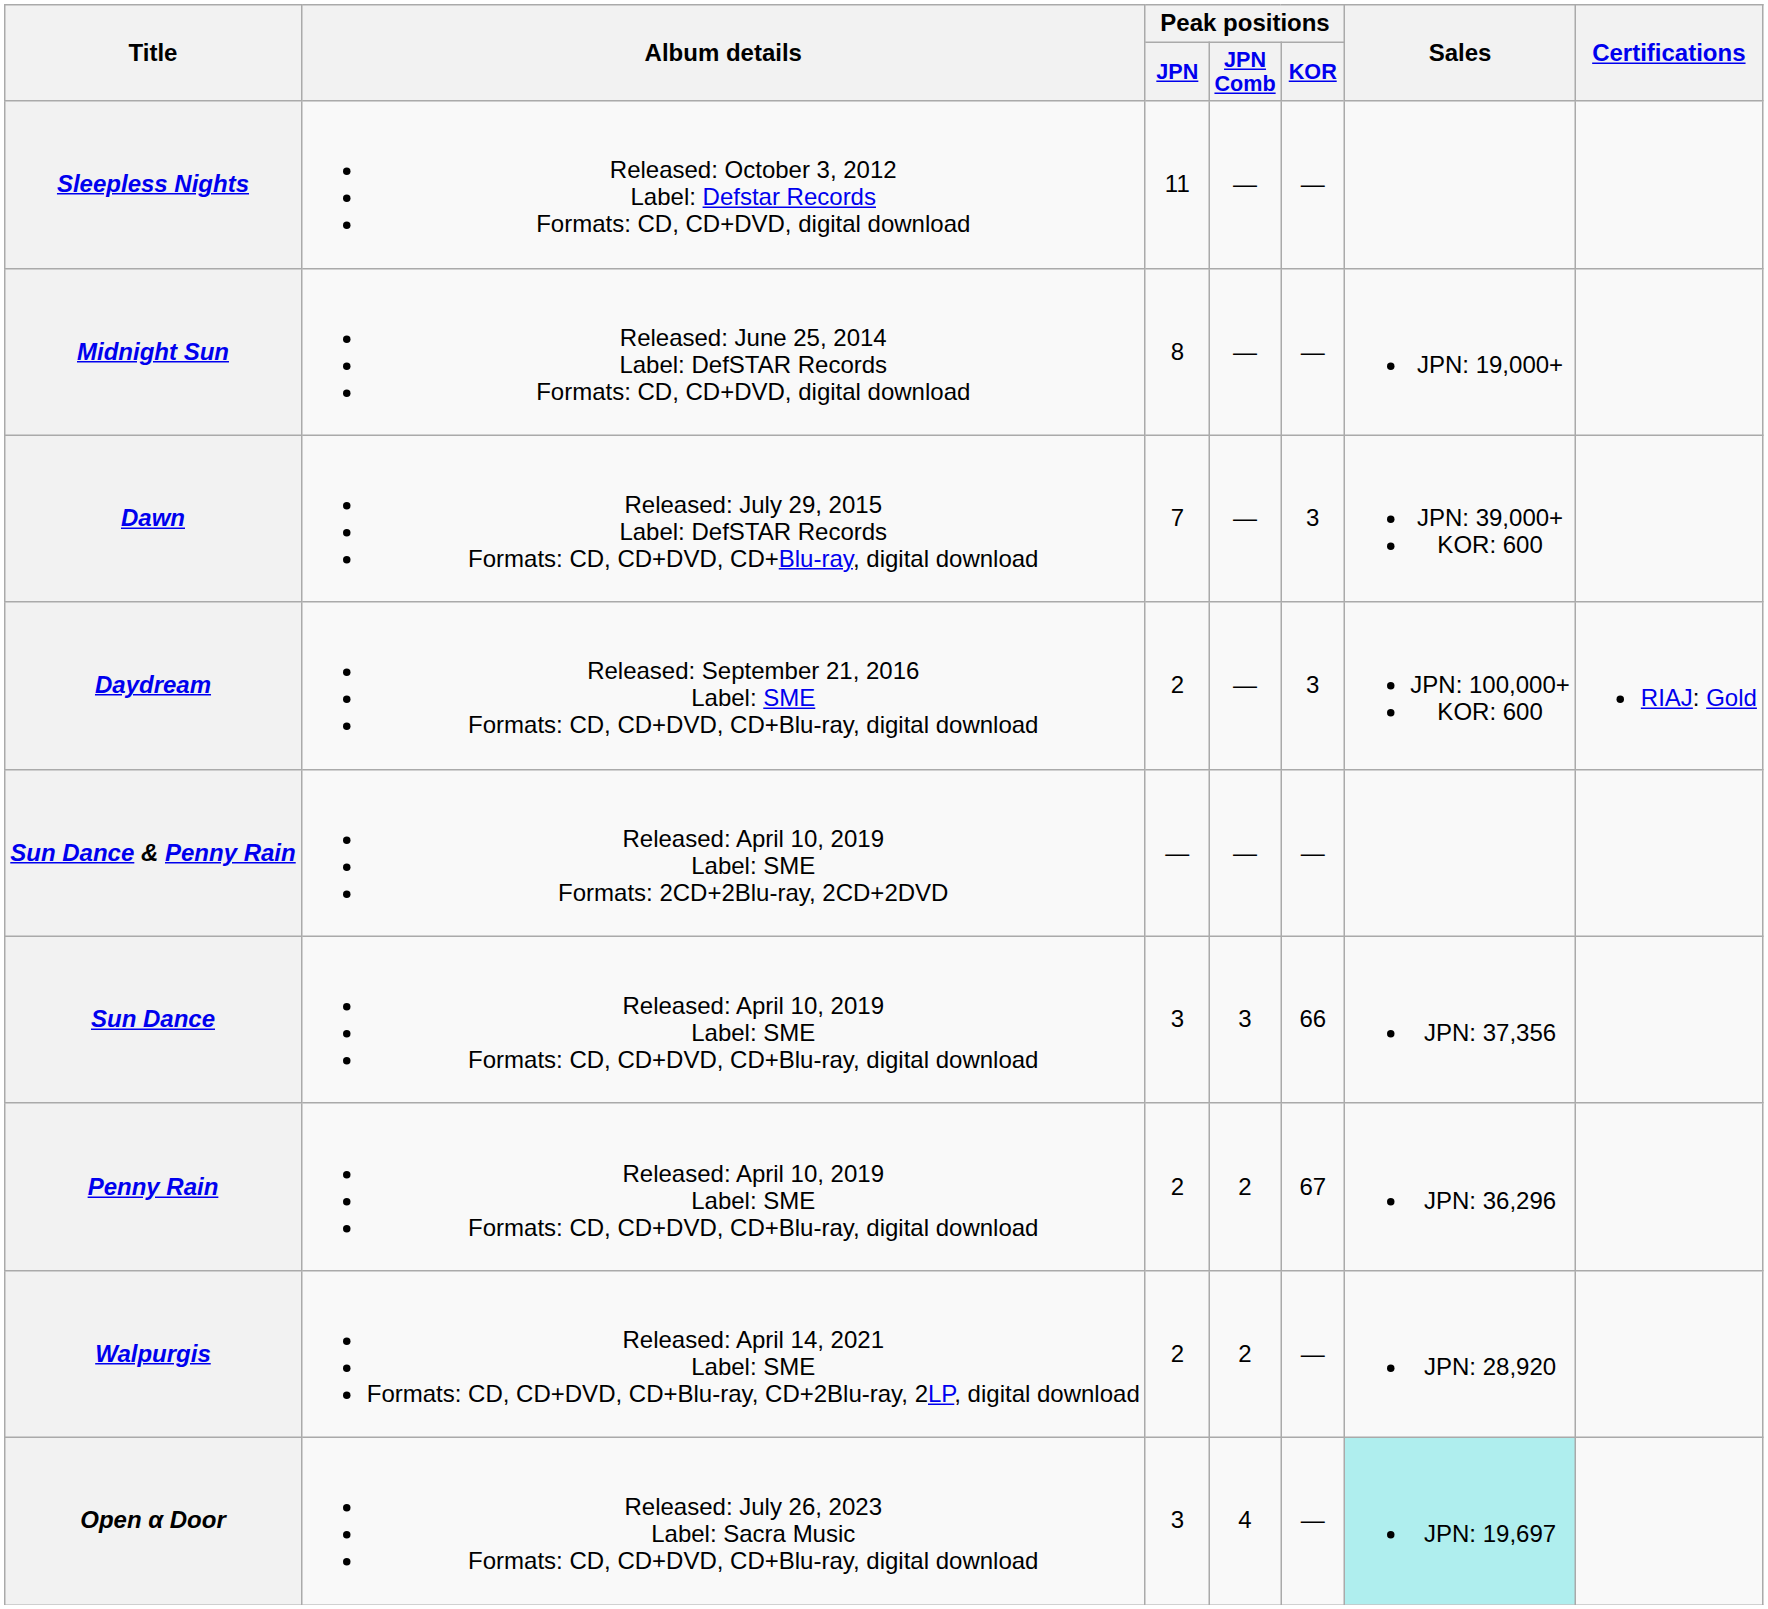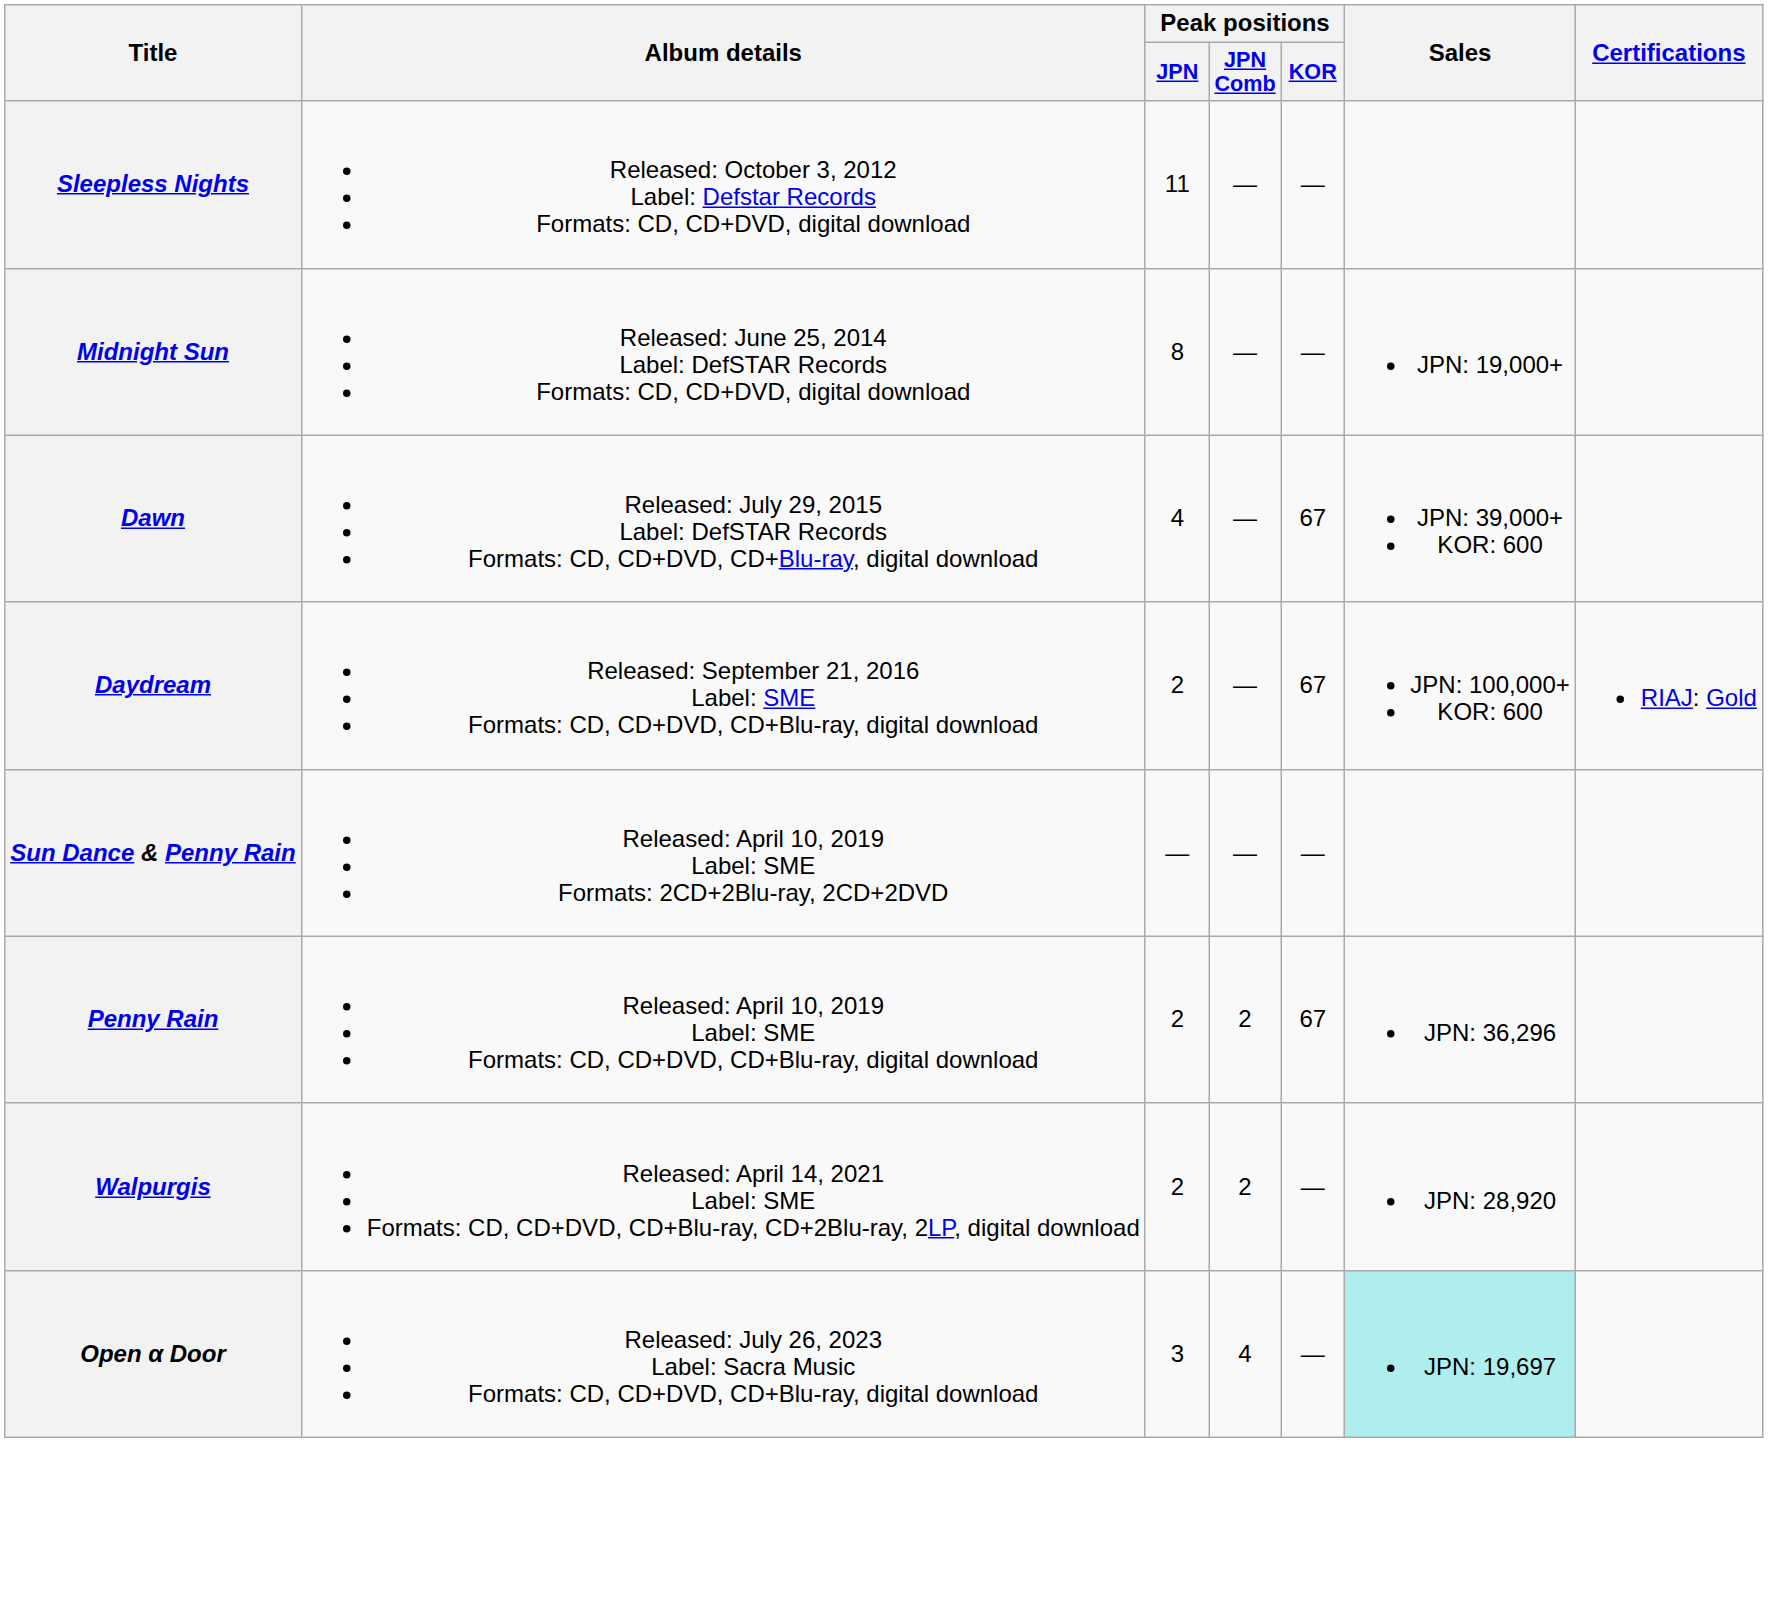(1177, 518) 7 -> (1177, 518) 4
(1313, 518) 3 -> (1313, 518) 67
(1313, 685) 3 -> (1313, 685) 67
- row: (153, 1019)
